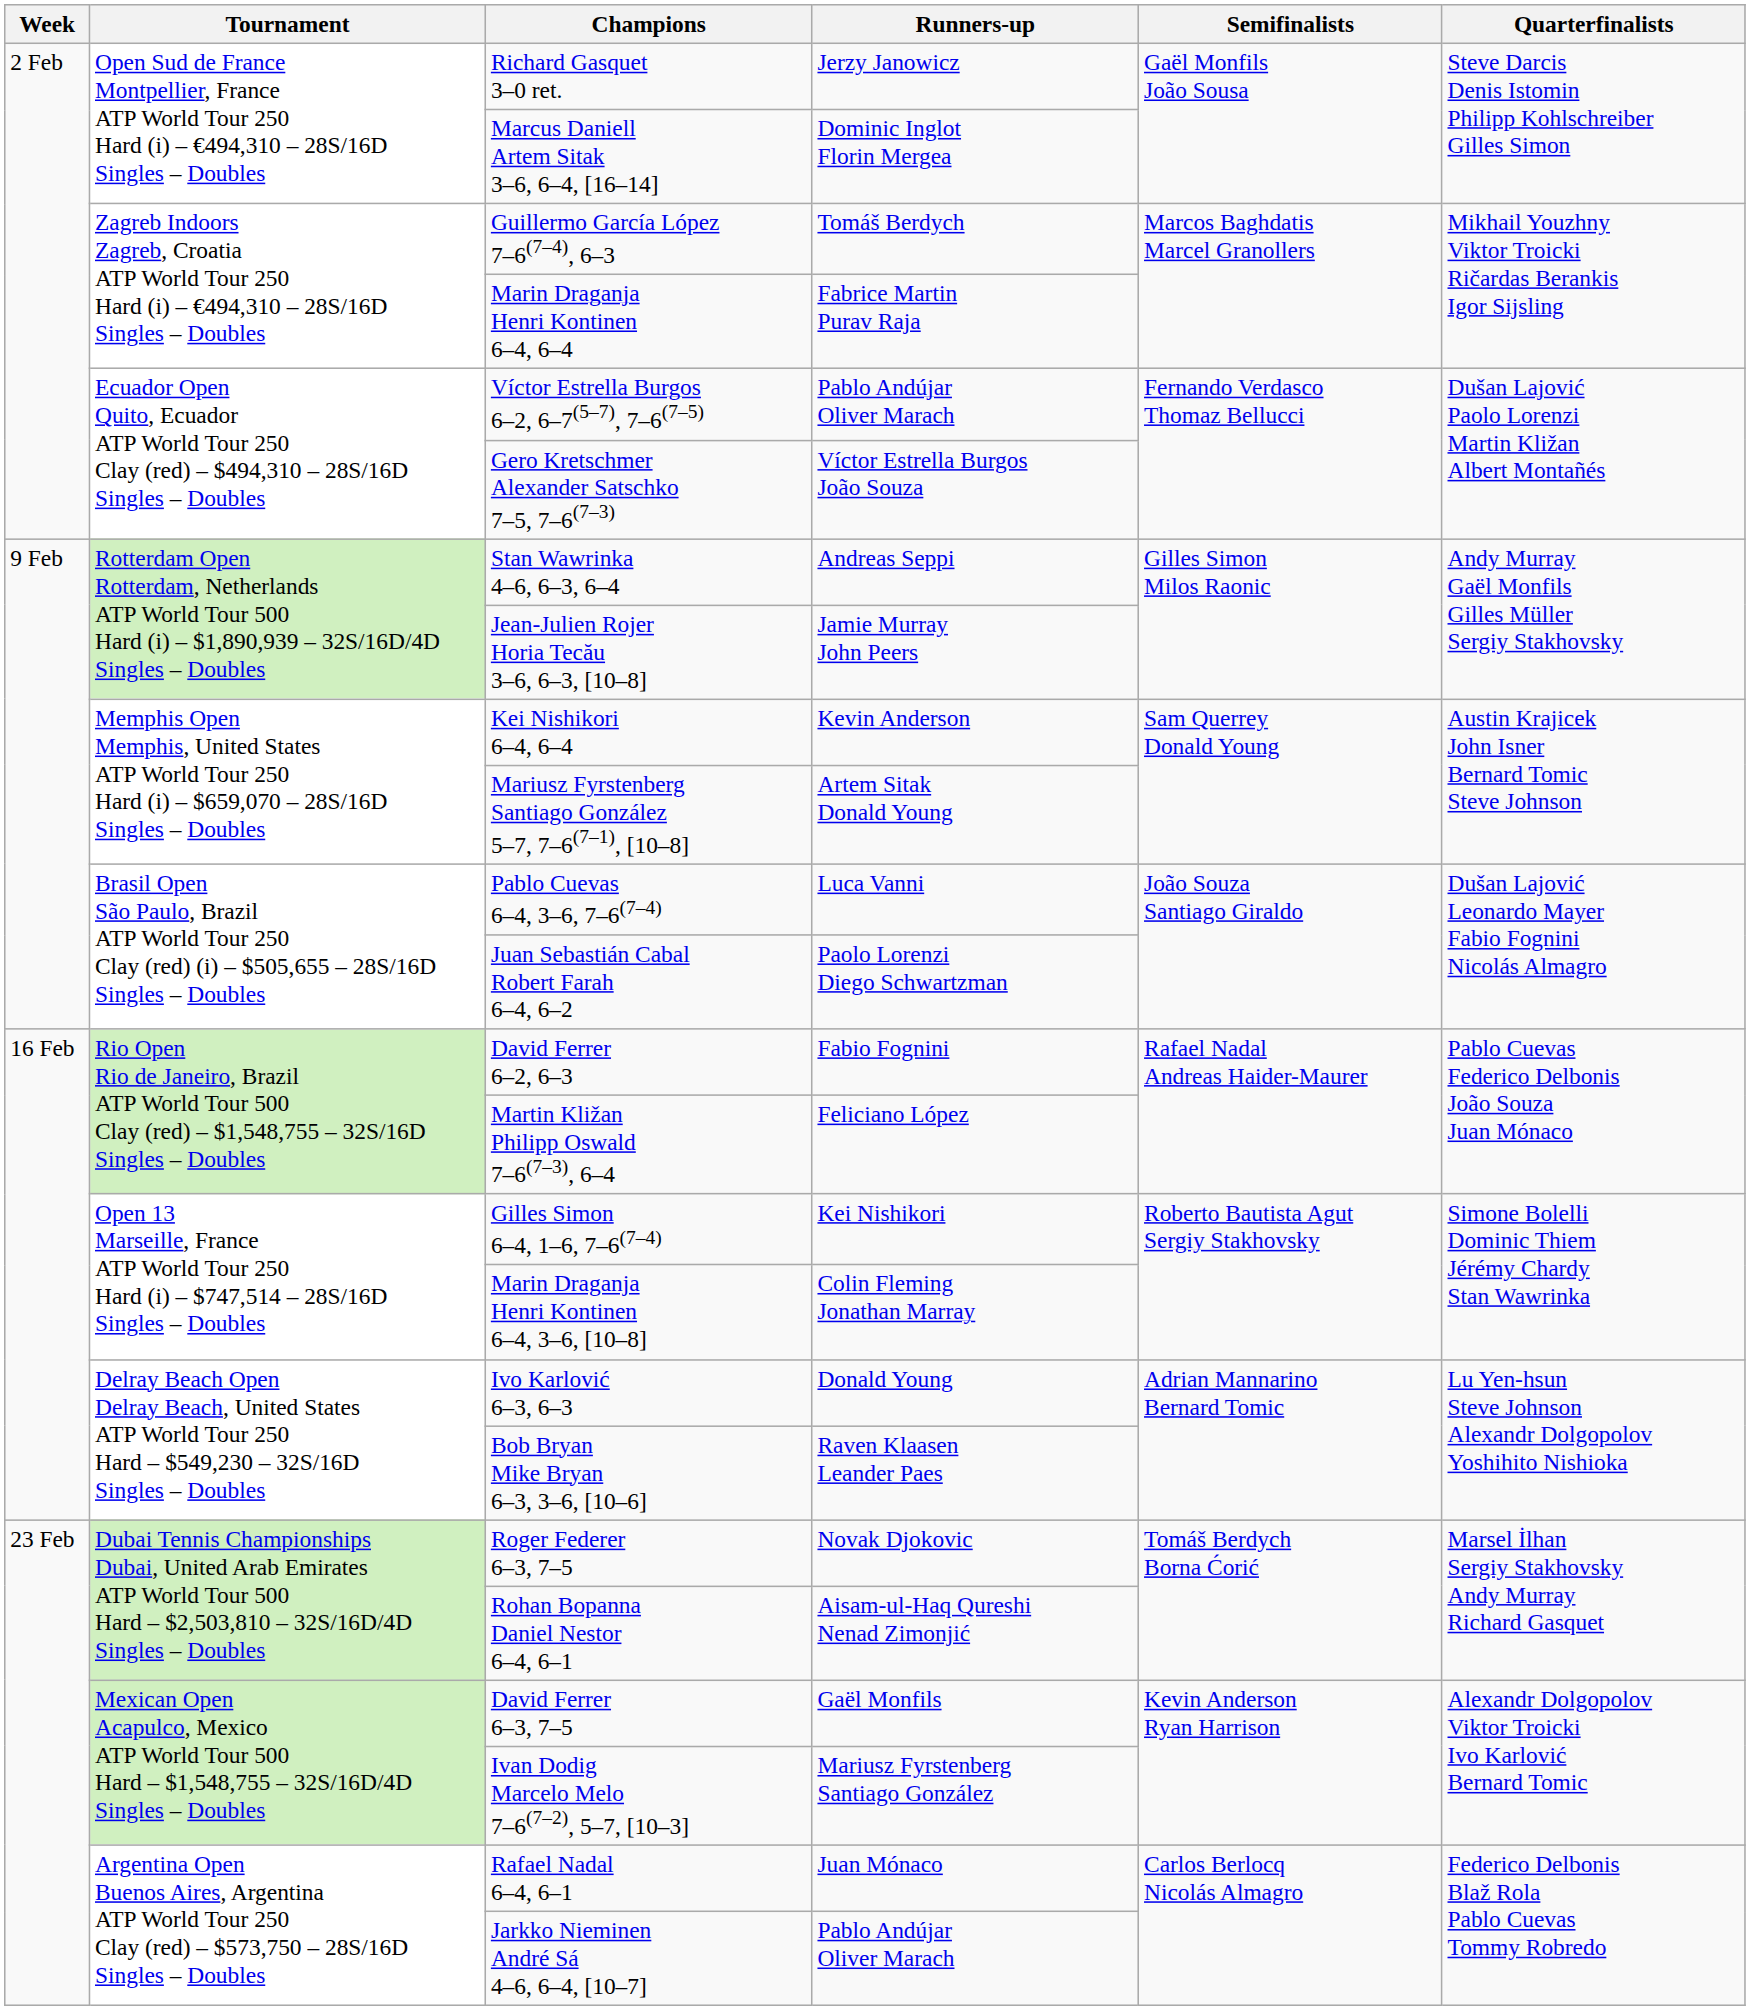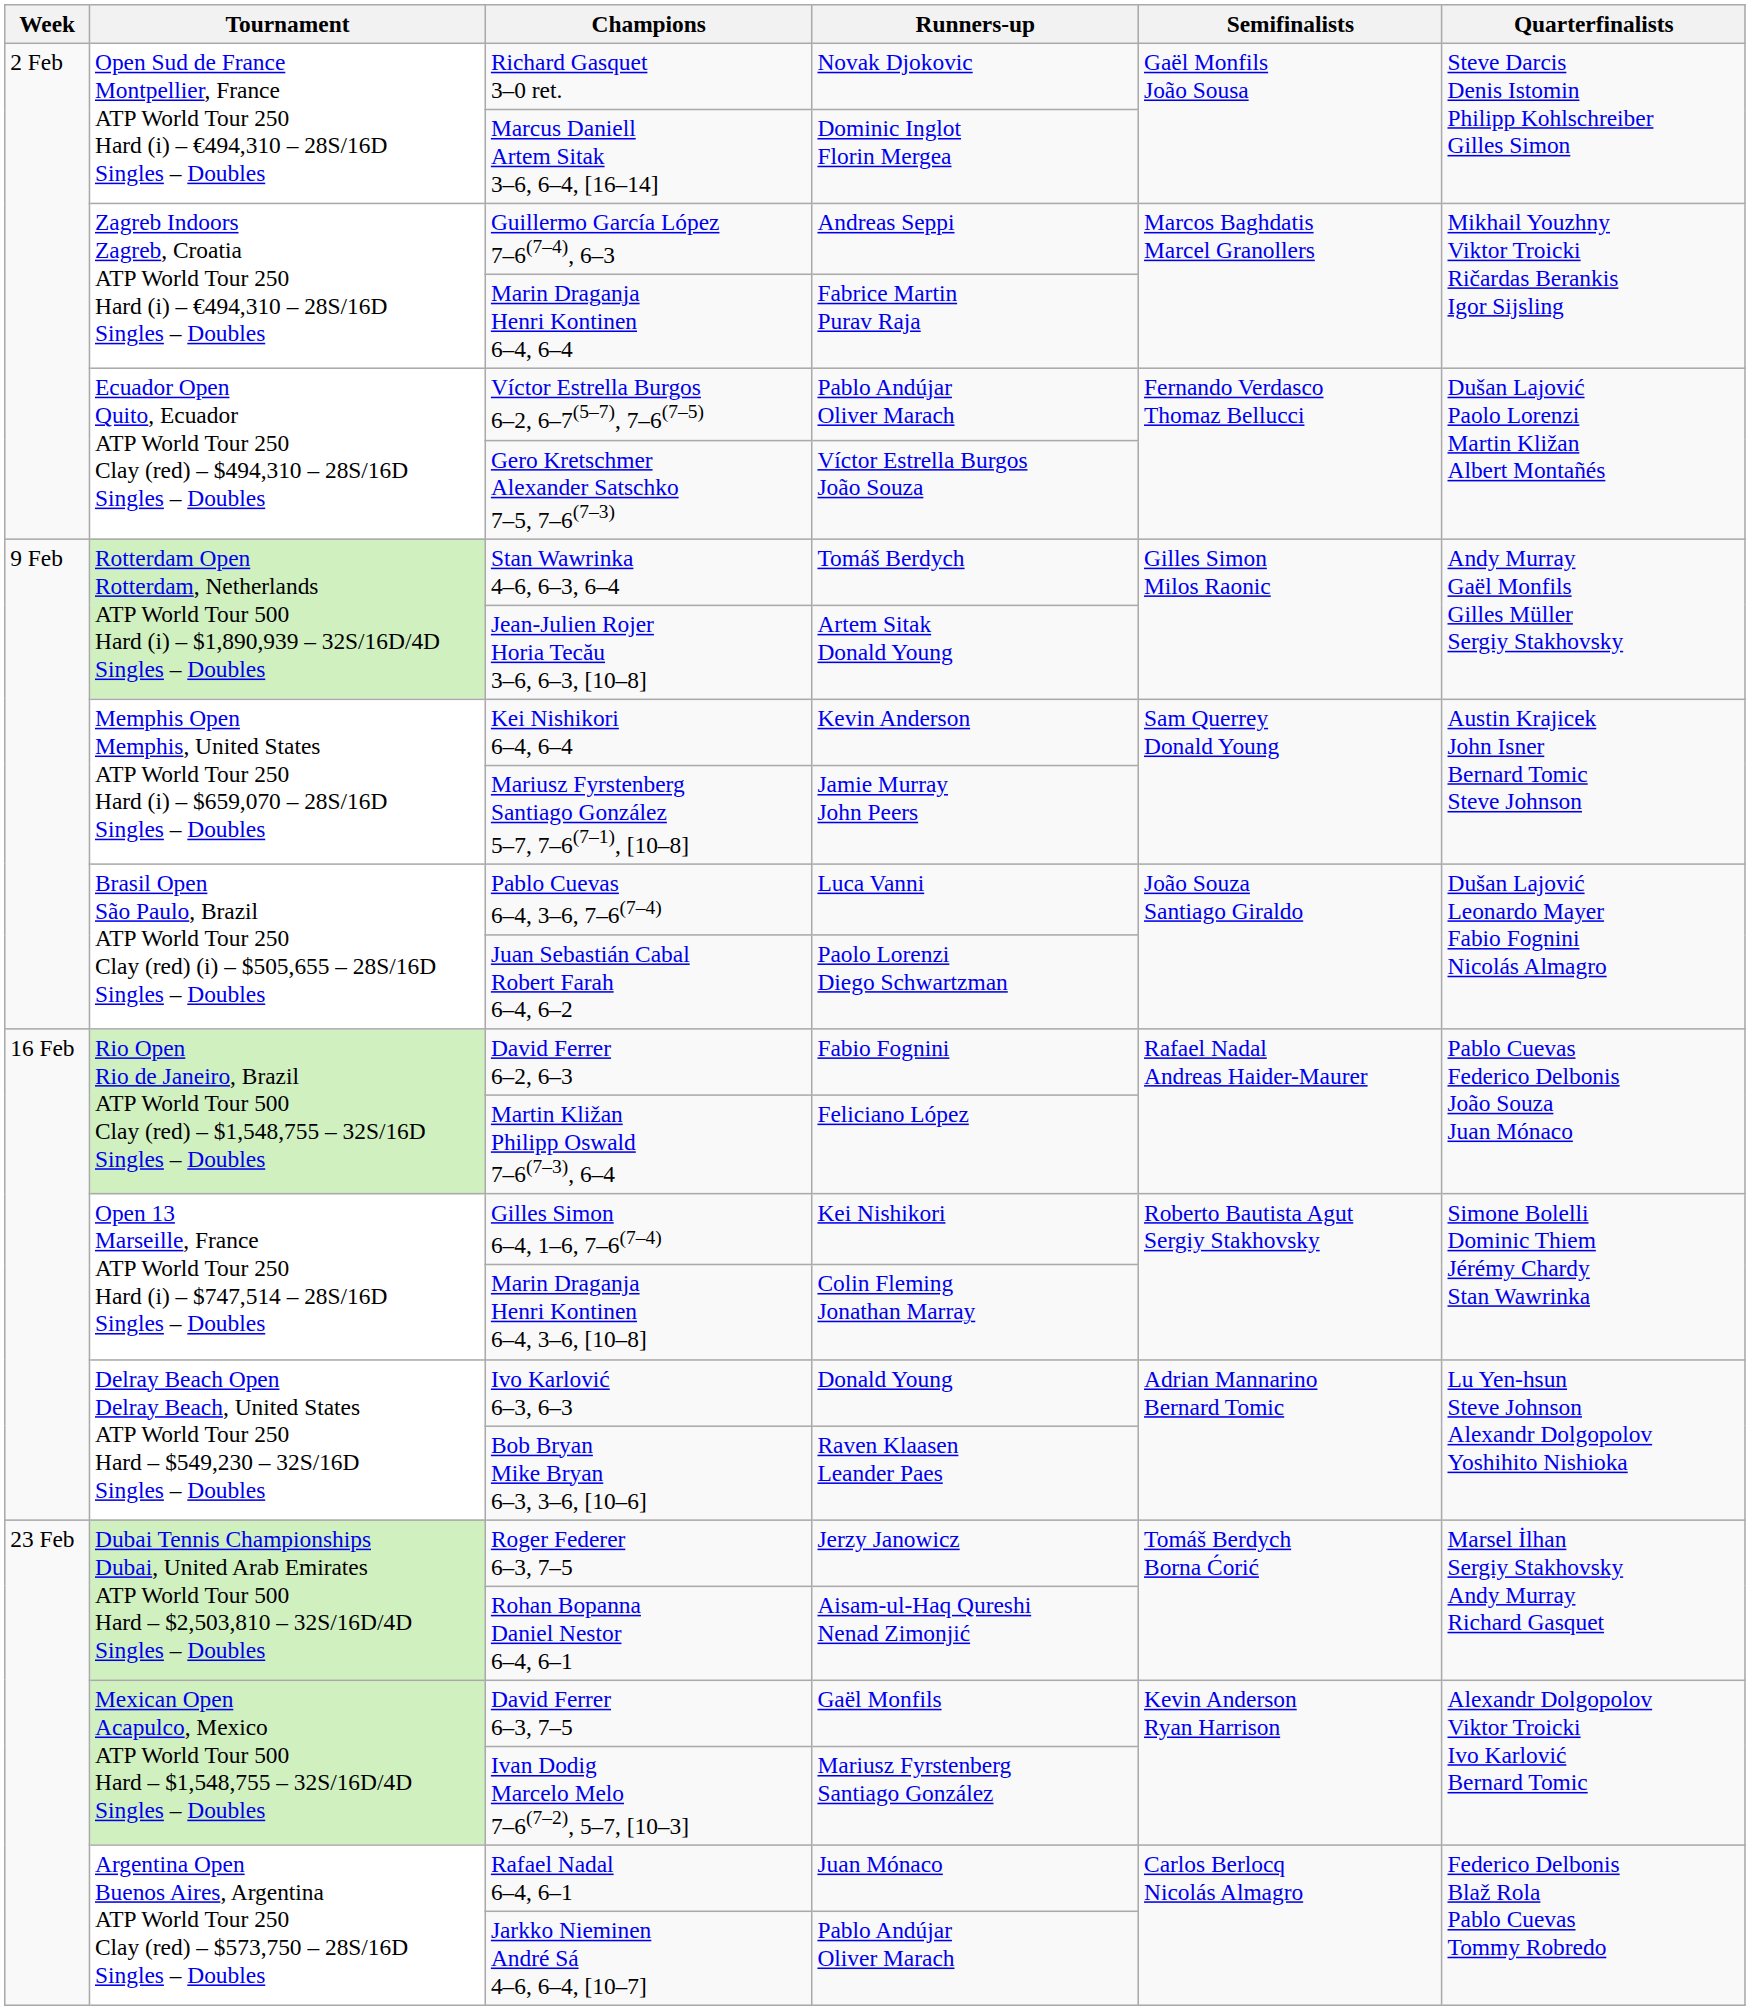(889, 62) Jerzy Janowicz -> (895, 62) Novak Djokovic
(891, 222) Tomáš Berdych -> (886, 222) Andreas Seppi
(886, 557) Andreas Seppi -> (891, 557) Tomáš Berdych
(883, 637) Jamie Murray John Peers -> (885, 637) Artem Sitak Donald Young
(885, 798) Artem Sitak Donald Young -> (883, 798) Jamie Murray John Peers
(895, 1538) Novak Djokovic -> (889, 1538) Jerzy Janowicz
